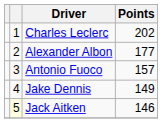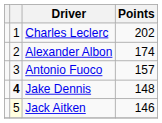(145, 51) 177 -> (145, 51) 174
(16, 89) normal -> (16, 89) bold
(145, 89) 149 -> (145, 89) 148
